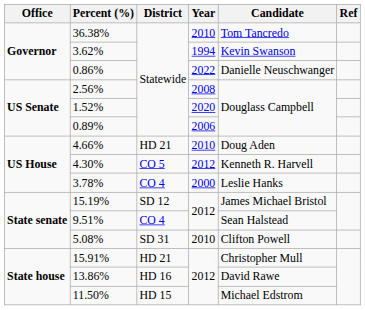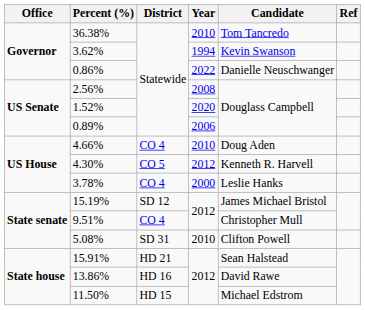(155, 145) HD 21 -> (152, 145) CO 4
(254, 220) Sean Halstead -> (262, 220) Christopher Mull
(262, 257) Christopher Mull -> (254, 257) Sean Halstead
